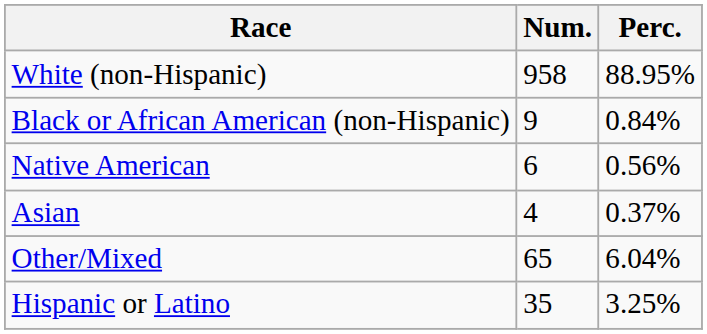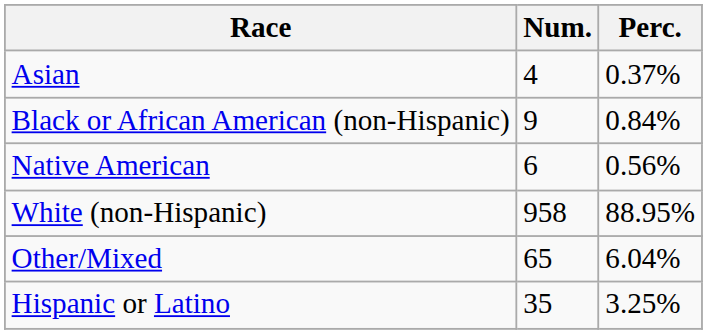rows swapped: (139, 73) <-> (46, 212)
